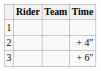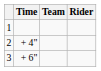columns swapped: (28, 12) <-> (83, 12)
